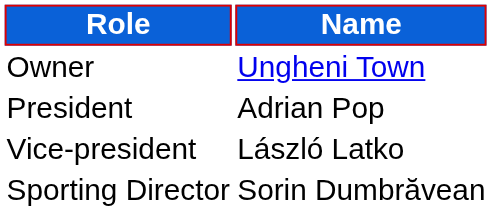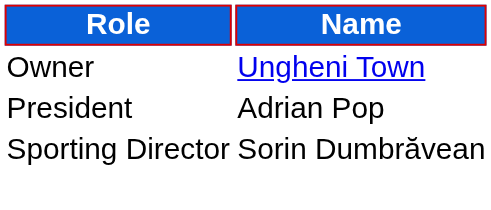- row: (101, 149)
